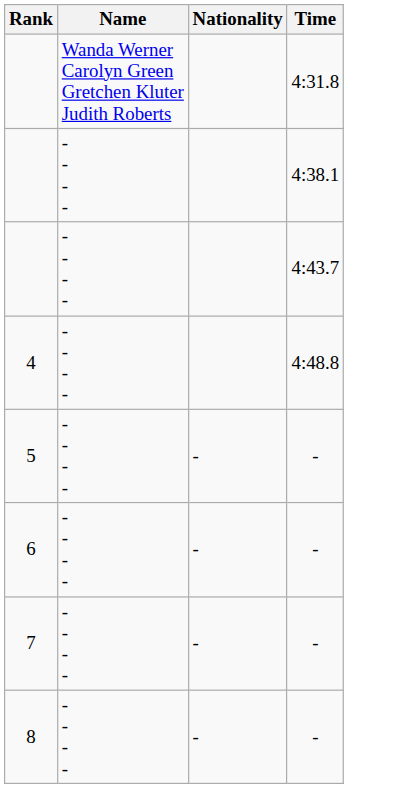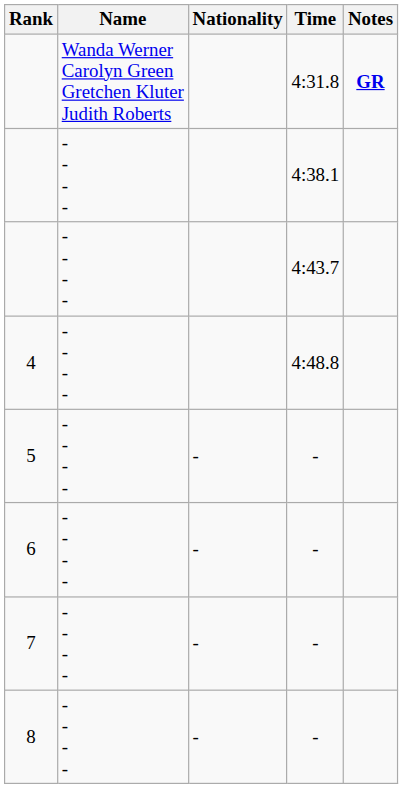+ column: (370, 19)
